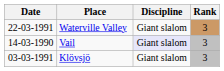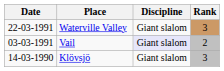(31, 43) 14-03-1990 -> (31, 43) 03-03-1991
(205, 43) 3 -> (205, 43) 2
(31, 58) 03-03-1991 -> (31, 58) 14-03-1990
